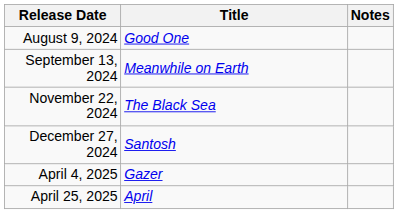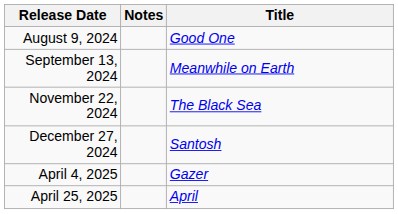columns swapped: (234, 15) <-> (370, 15)
